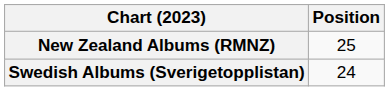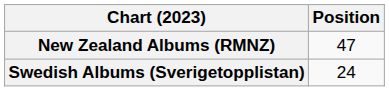(346, 45) 25 -> (346, 45) 47
